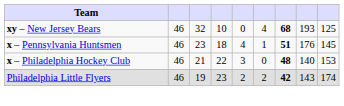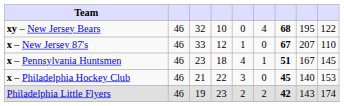(307, 28) 193 -> (307, 28) 195
(328, 28) 125 -> (328, 28) 122
+ row: (47, 45)
(307, 45) 176 -> (307, 61) 167
(286, 61) 48 -> (286, 77) 45
